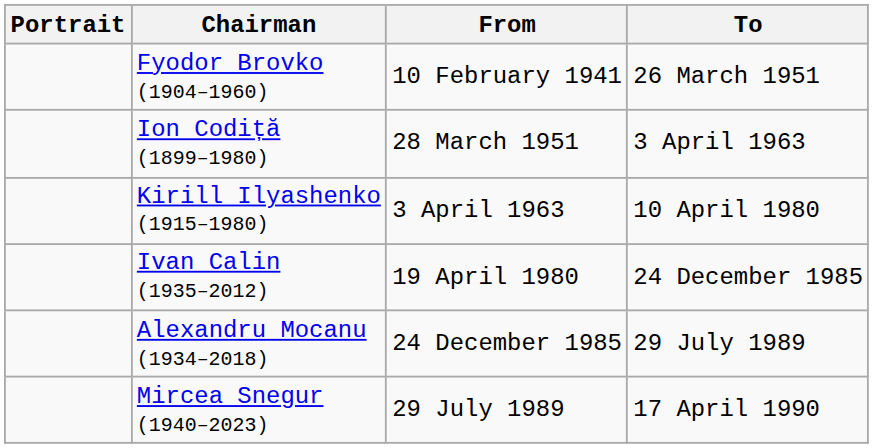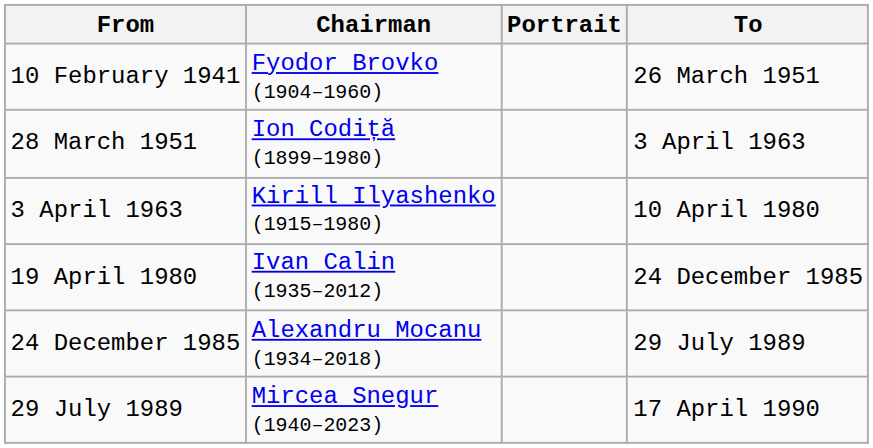columns swapped: (68, 24) <-> (507, 24)
